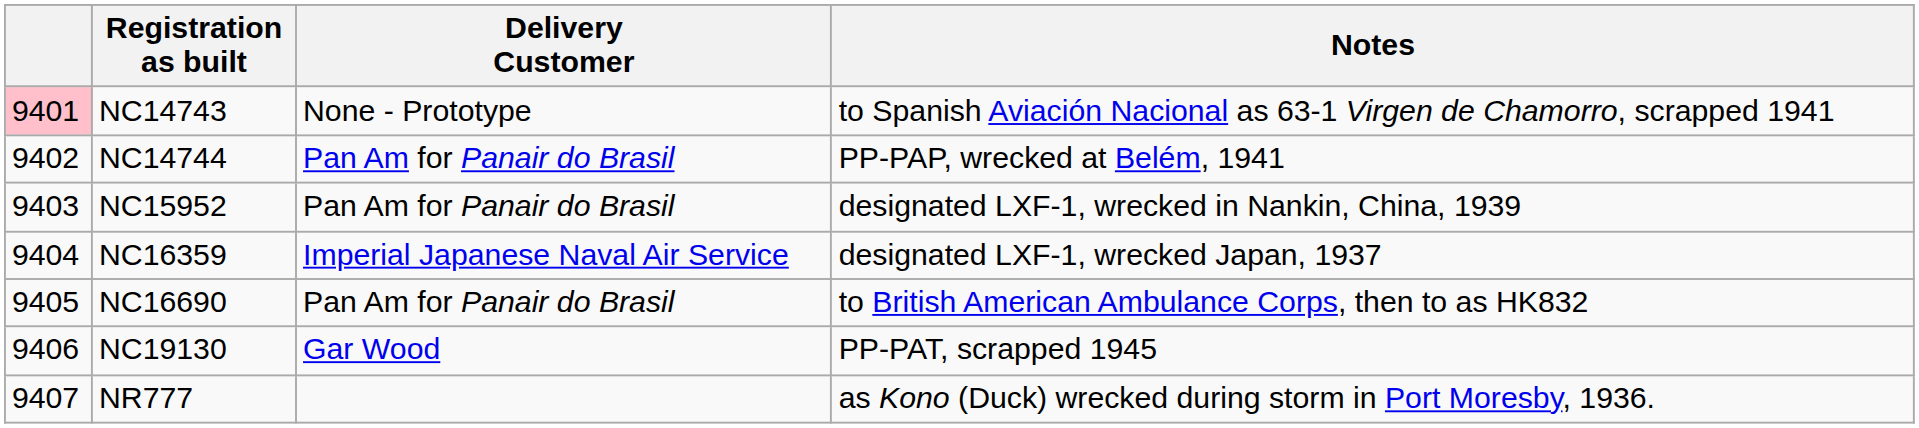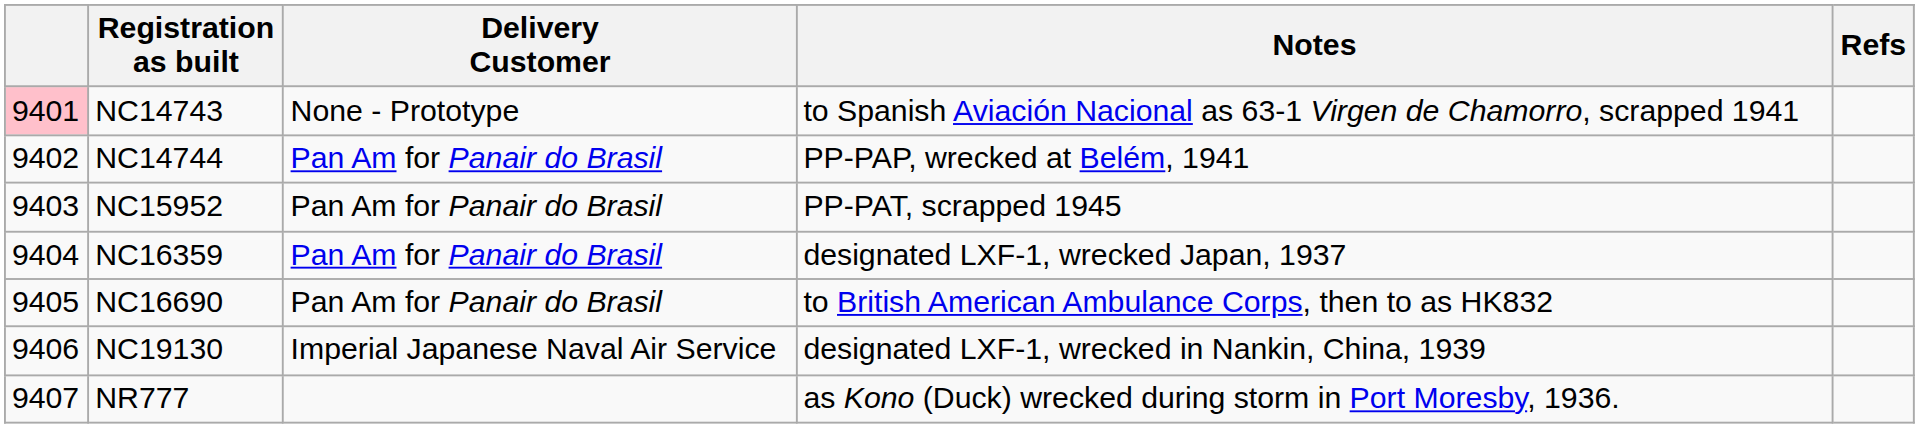+ column: (1873, 45)
(1180, 206) designated LXF-1, wrecked in Nankin, China, 1939 -> (963, 206) PP-PAT, scrapped 1945
(546, 254) Imperial Japanese Naval Air Service -> (476, 254) Pan Am for Panair do Brasil
(372, 350) Gar Wood -> (533, 350) Imperial Japanese Naval Air Service
(998, 350) PP-PAT, scrapped 1945 -> (1145, 350) designated LXF-1, wrecked in Nankin, China, 1939
